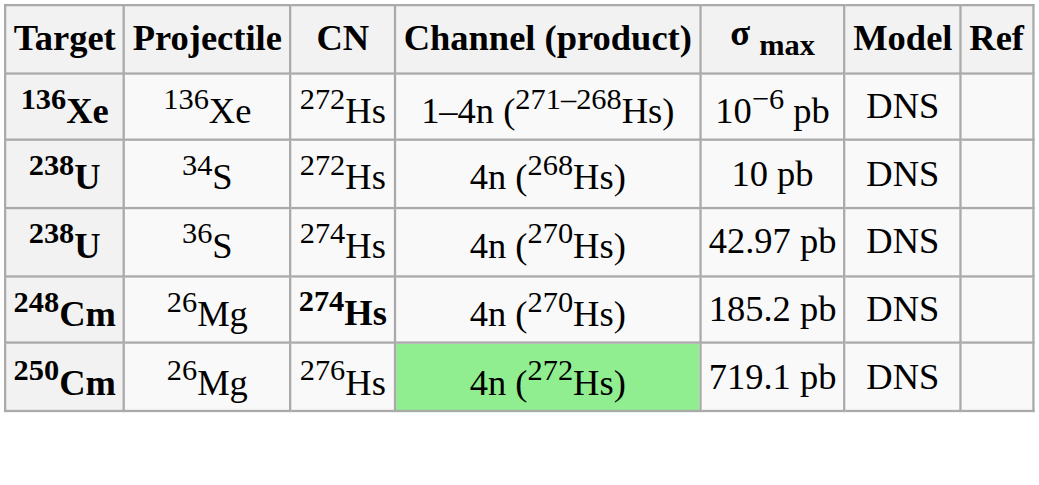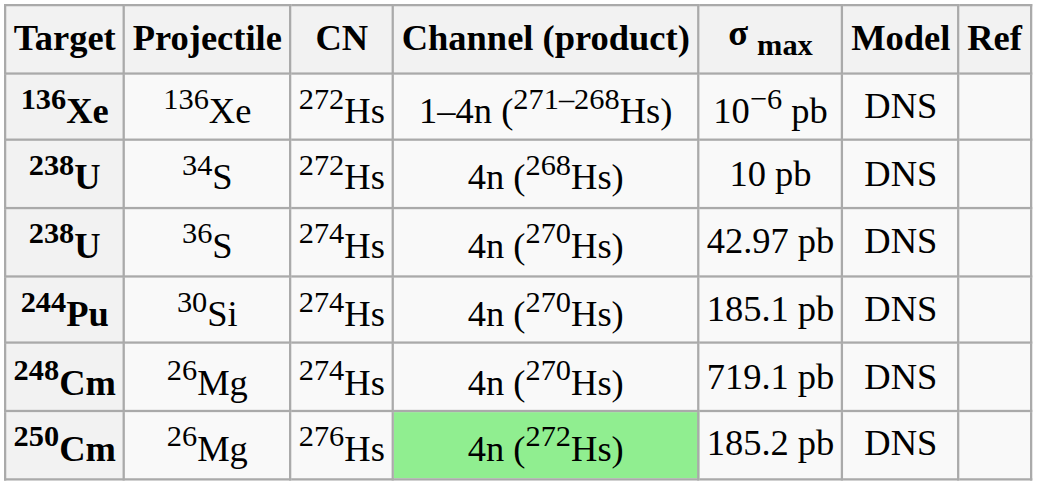+ row: (65, 308)
(343, 308) bold -> (342, 376) normal
(773, 308) 185.2 pb -> (771, 376) 719.1 pb
(773, 376) 719.1 pb -> (771, 444) 185.2 pb
